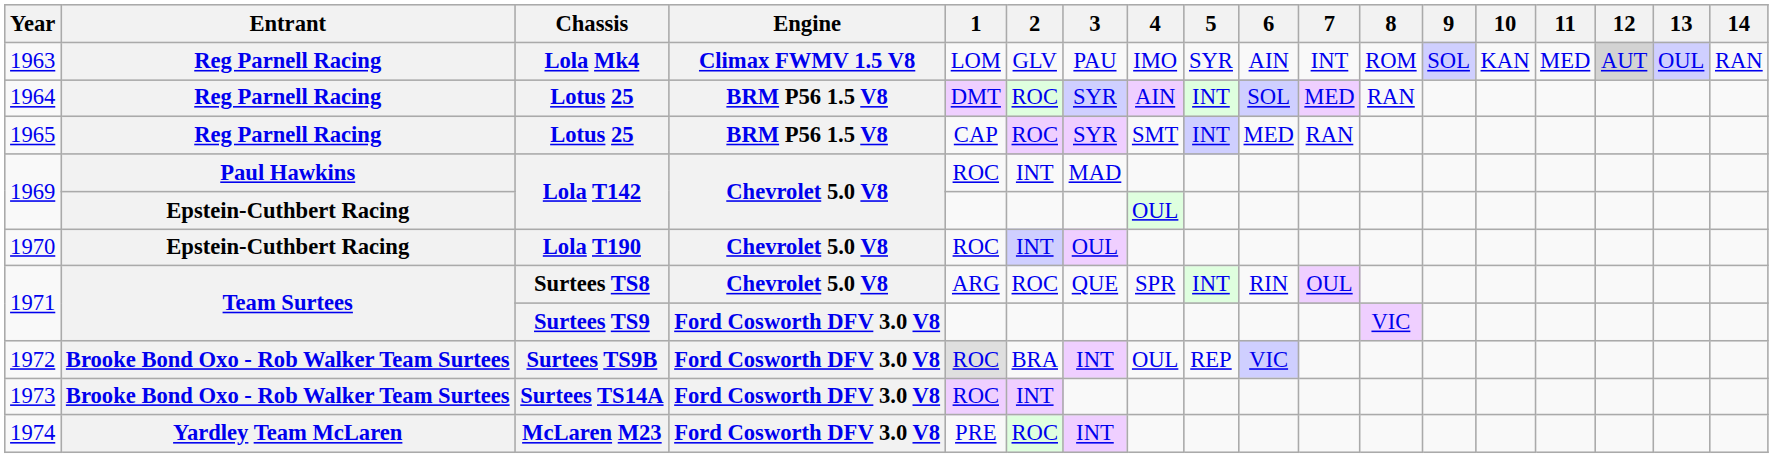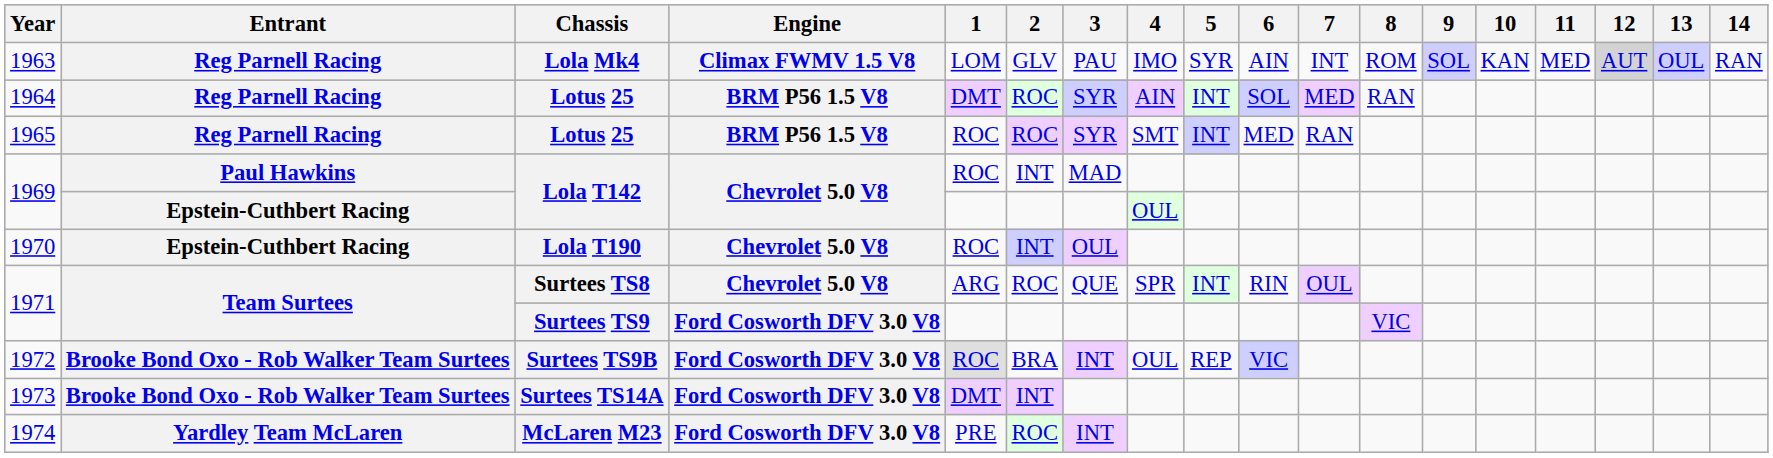(976, 135) CAP -> (976, 135) ROC
(976, 396) ROC -> (976, 396) DMT
